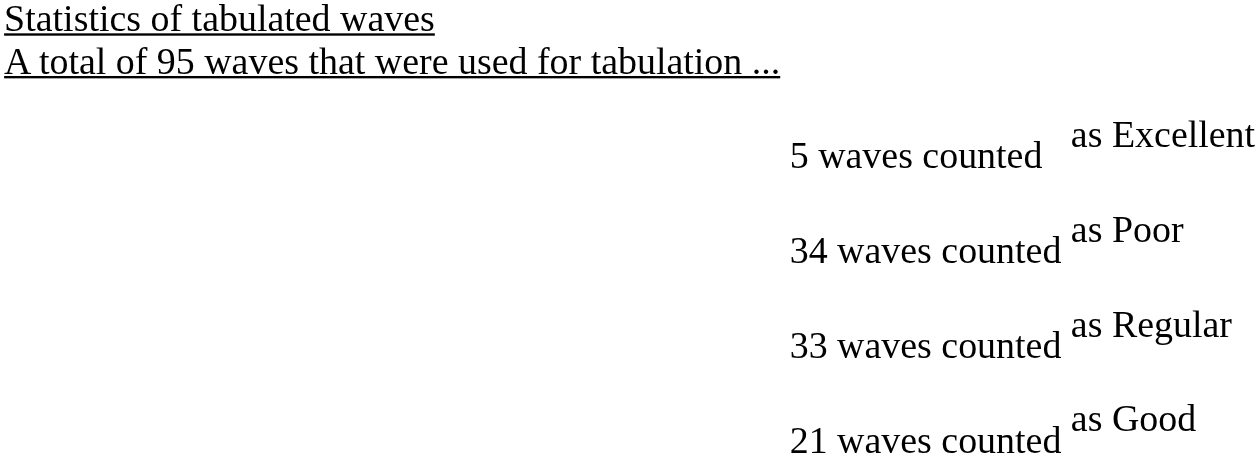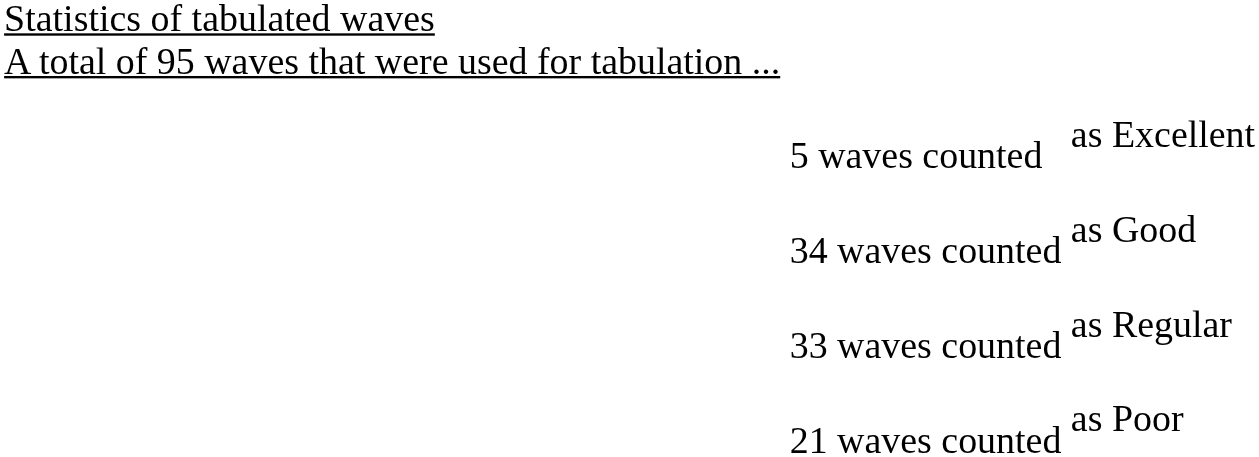(1127, 229) as Poor -> (1134, 229) as Good
(1134, 418) as Good -> (1127, 418) as Poor
